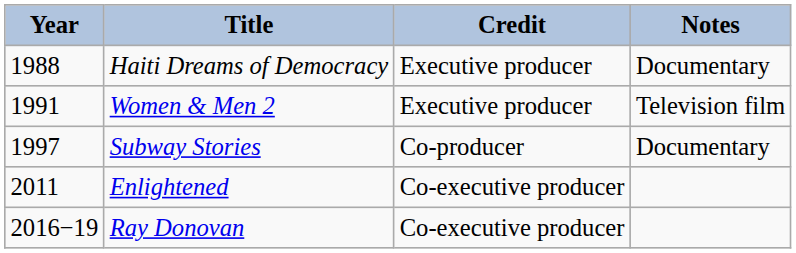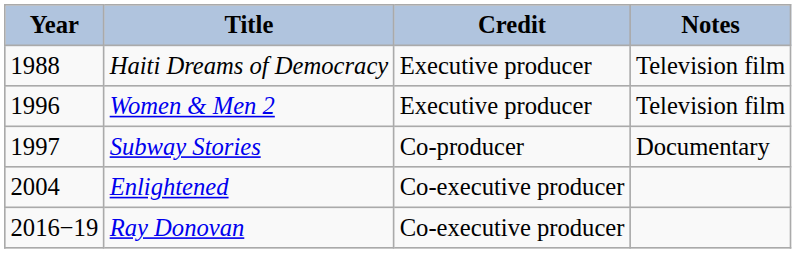(703, 65) Documentary -> (711, 65) Television film
(35, 106) 1991 -> (35, 106) 1996
(35, 187) 2011 -> (35, 187) 2004
